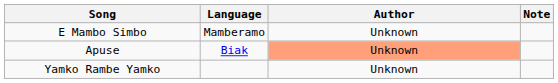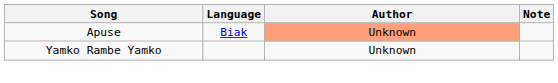- row: (102, 32)
